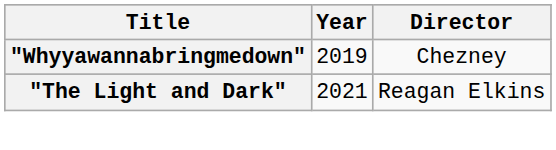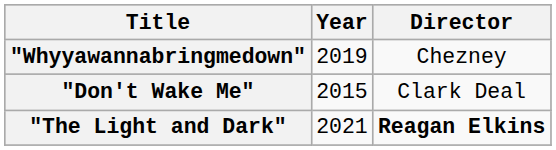+ row: (158, 92)
(462, 92) normal -> (462, 127) bold
